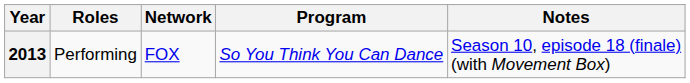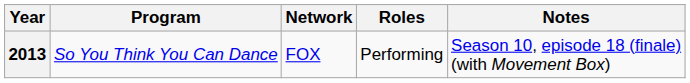columns swapped: (331, 17) <-> (95, 17)
